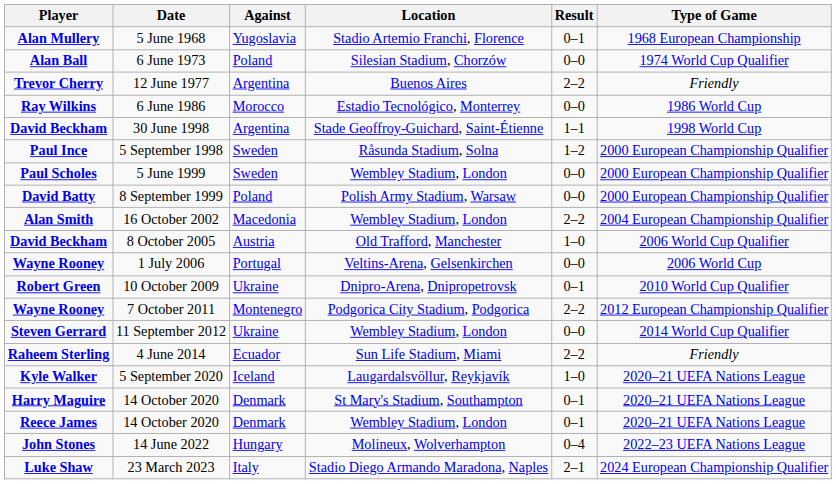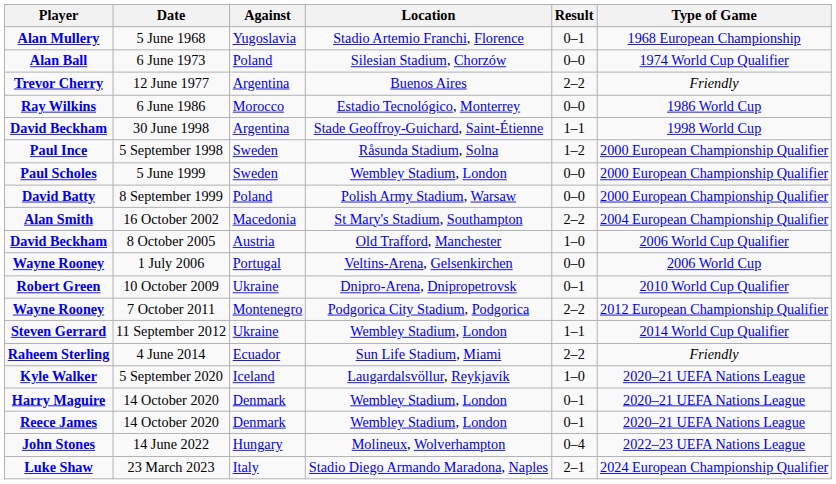(429, 219) Wembley Stadium, London -> (428, 219) St Mary's Stadium, Southampton
(574, 331) 0–0 -> (574, 331) 1–1
(428, 399) St Mary's Stadium, Southampton -> (429, 399) Wembley Stadium, London
